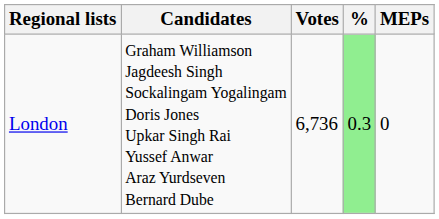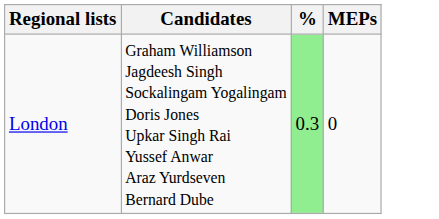- column: (317, 19)
